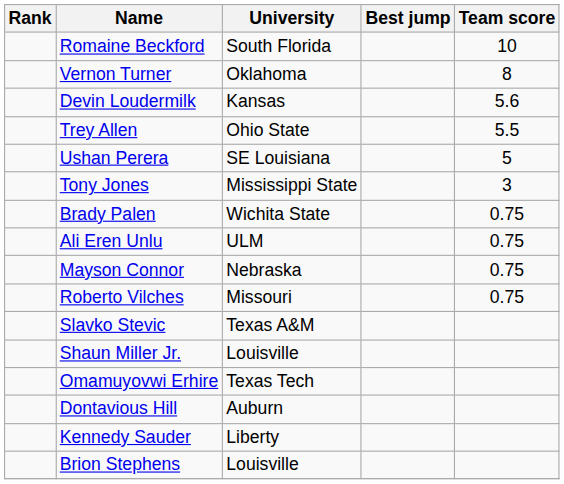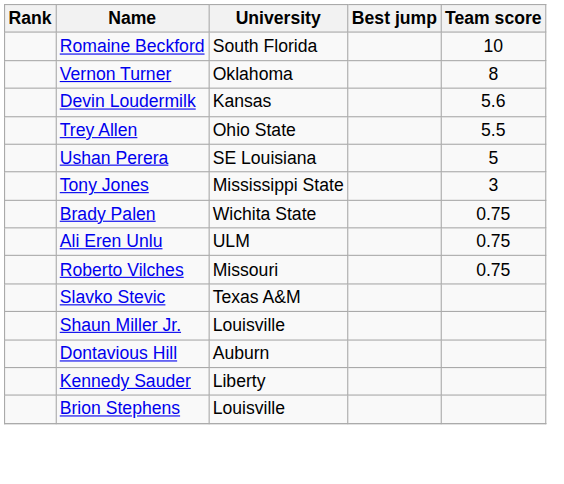- row: (122, 269)
- row: (139, 381)
